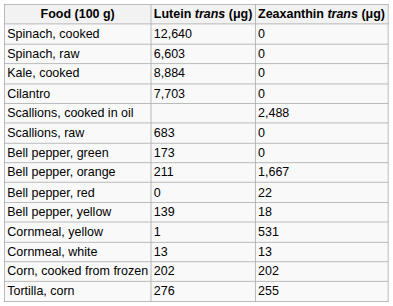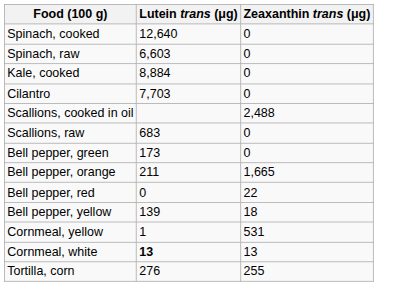(274, 172) 1,667 -> (259, 172) 1,665
(161, 251) normal -> (146, 251) bold
- row: (78, 271)
